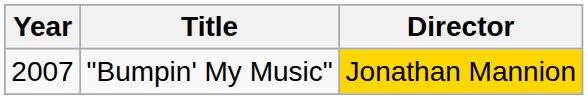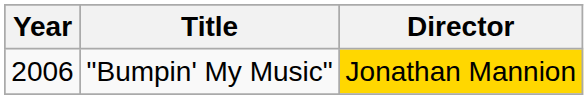(42, 71) 2007 -> (42, 71) 2006
